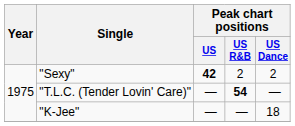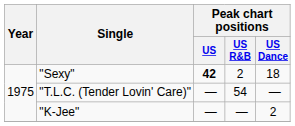(273, 73) 2 -> (273, 73) 18
(240, 92) bold -> (240, 92) normal
(273, 111) 18 -> (273, 111) 2
